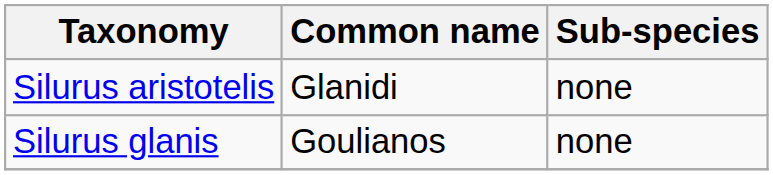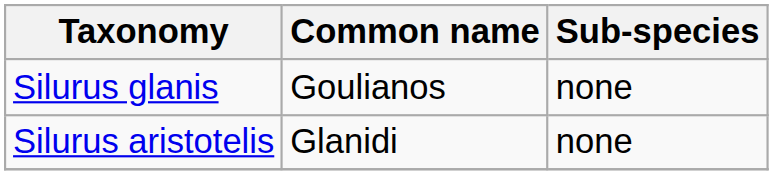rows swapped: (116, 141) <-> (144, 86)
